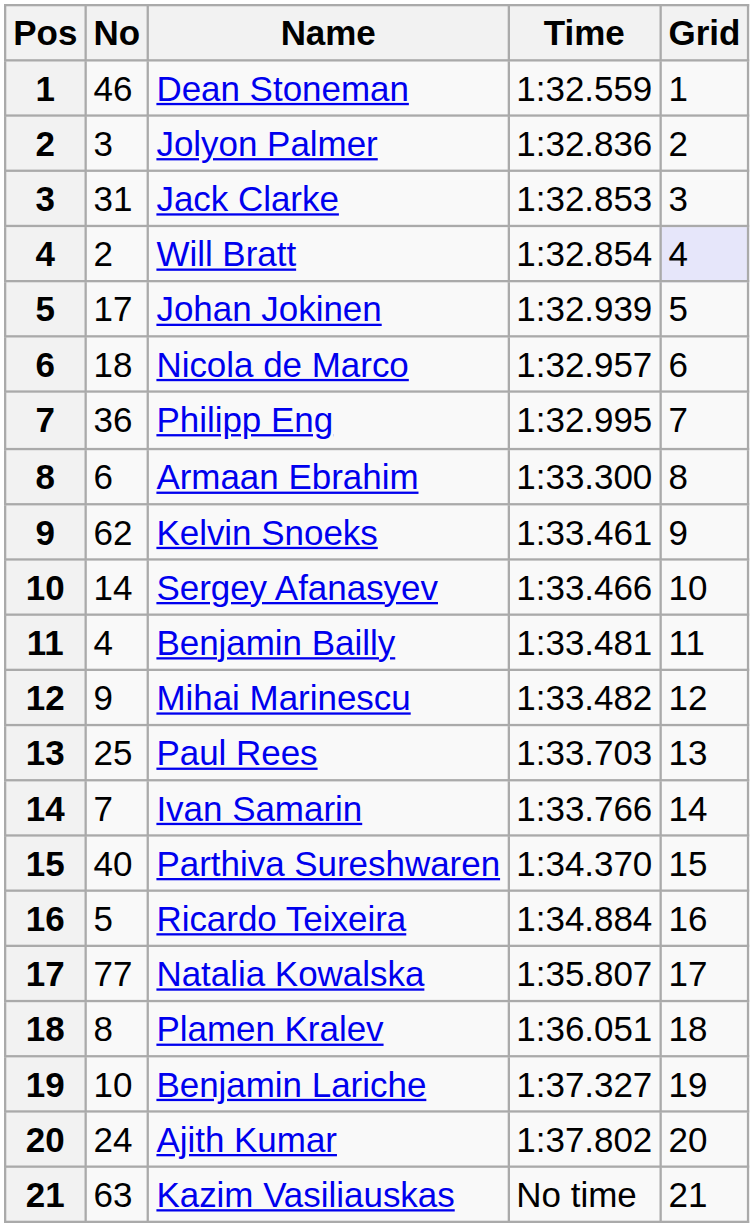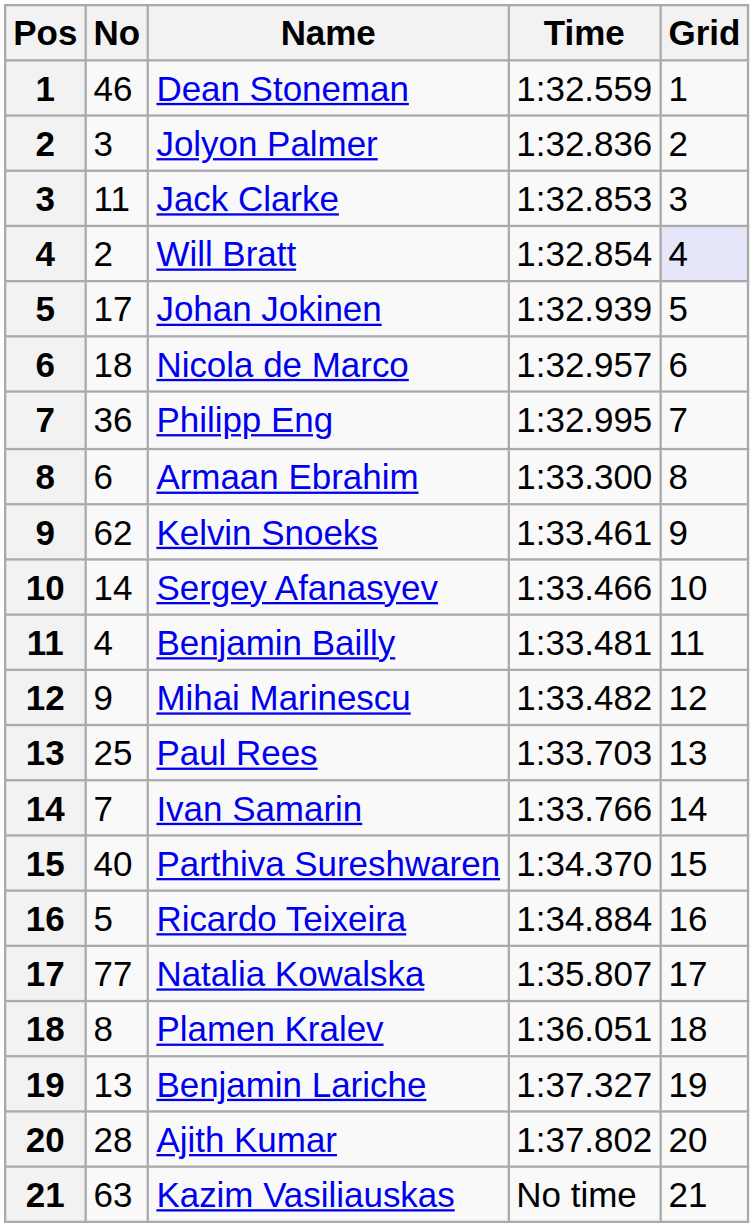(113, 199) 31 -> (112, 199) 11
(113, 1085) 10 -> (113, 1085) 13
(113, 1140) 24 -> (113, 1140) 28
